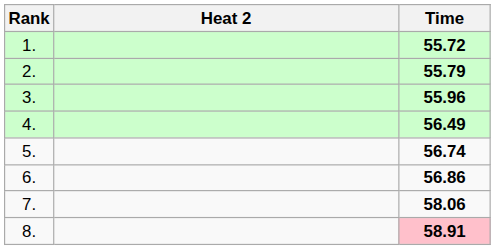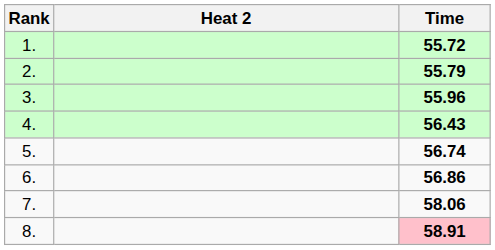(445, 125) 56.49 -> (445, 125) 56.43
